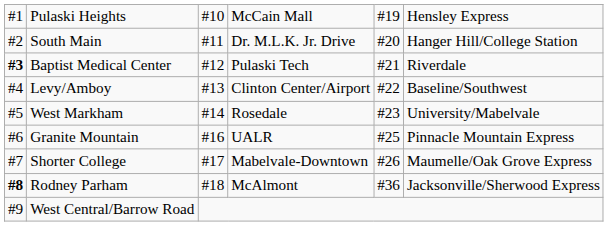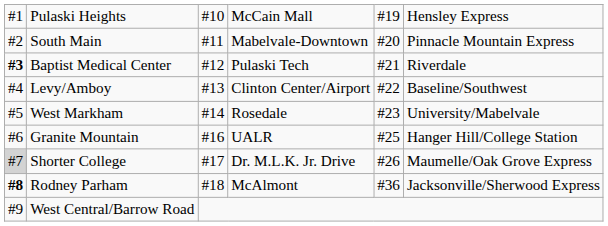(293, 40) Dr. M.L.K. Jr. Drive -> (300, 40) Mabelvale-Downtown
(492, 40) Hanger Hill/College Station -> (491, 40) Pinnacle Mountain Express
(491, 137) Pinnacle Mountain Express -> (492, 137) Hanger Hill/College Station
(16, 161) no background -> (16, 161) lightgrey background
(300, 161) Mabelvale-Downtown -> (293, 161) Dr. M.L.K. Jr. Drive
